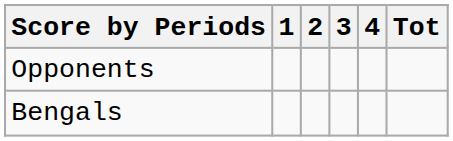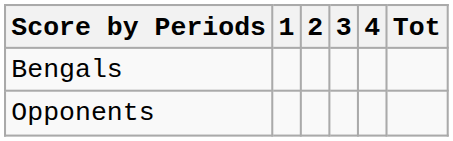rows swapped: (67, 113) <-> (83, 70)
